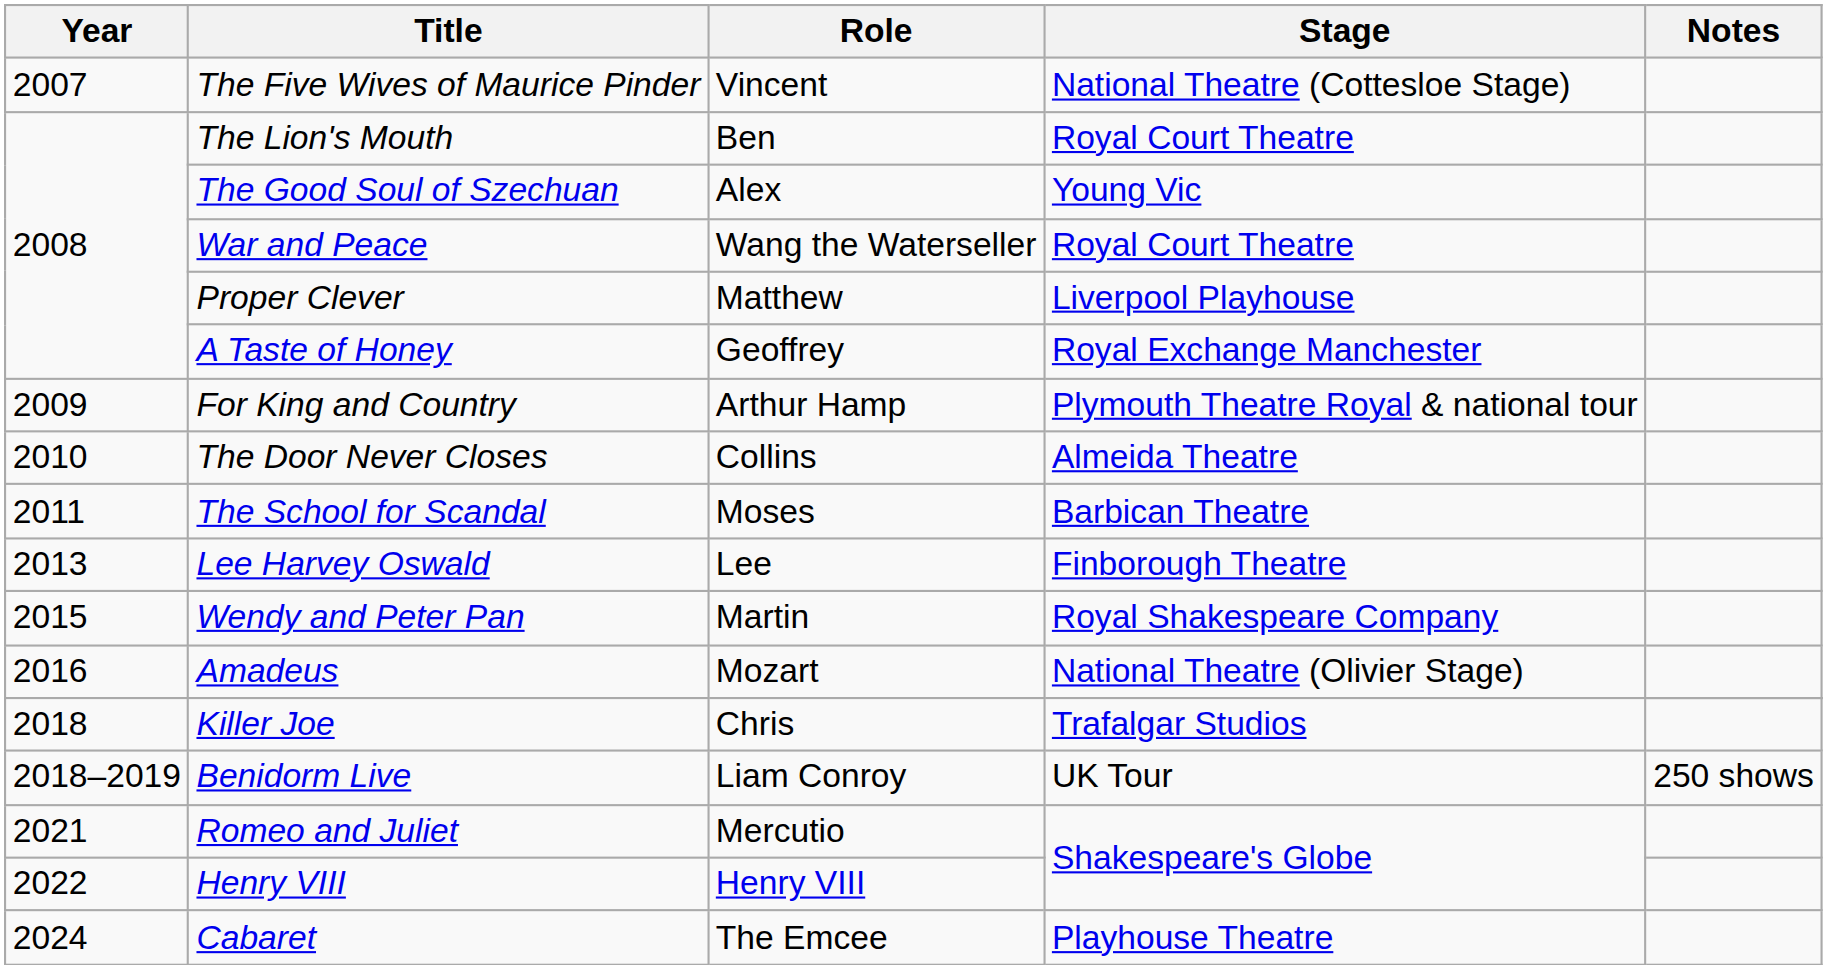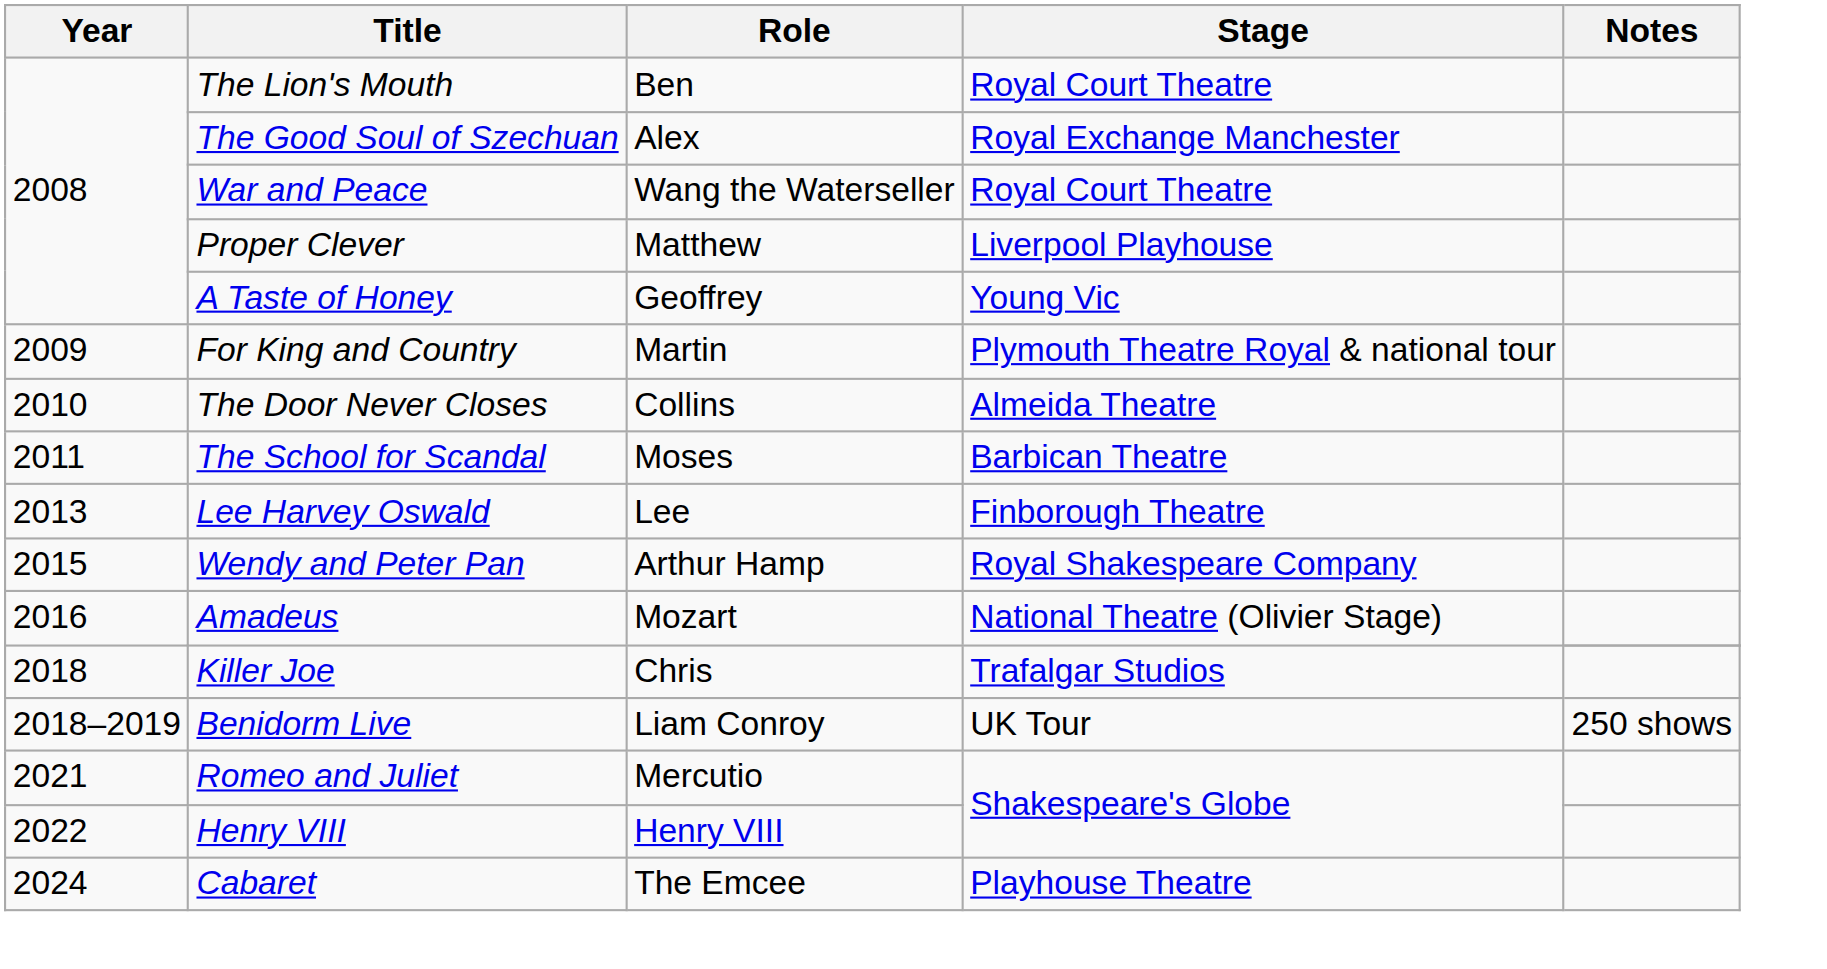- row: (50, 84)
(1127, 191) Young Vic -> (1185, 137) Royal Exchange Manchester
(1267, 350) Royal Exchange Manchester -> (1045, 297) Young Vic
(811, 404) Arthur Hamp -> (681, 350) Martin
(763, 617) Martin -> (729, 564) Arthur Hamp
